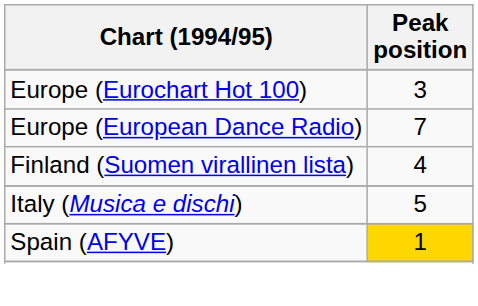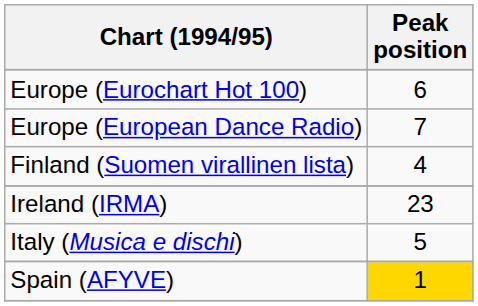(420, 89) 3 -> (420, 89) 6
+ row: (89, 204)
